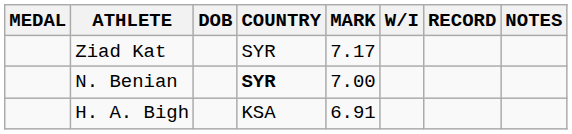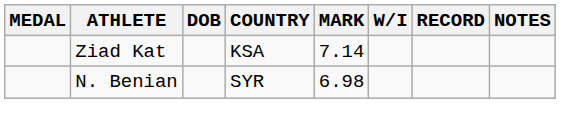(258, 51) SYR -> (247, 51) KSA
(353, 51) 7.17 -> (342, 51) 7.14
(258, 82) bold -> (247, 82) normal
(353, 82) 7.00 -> (342, 82) 6.98
- row: (132, 113)
